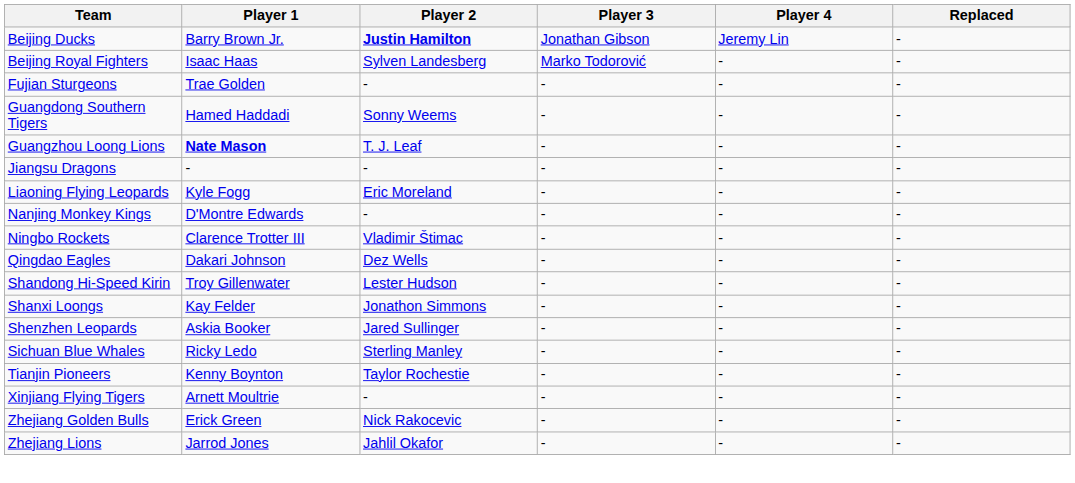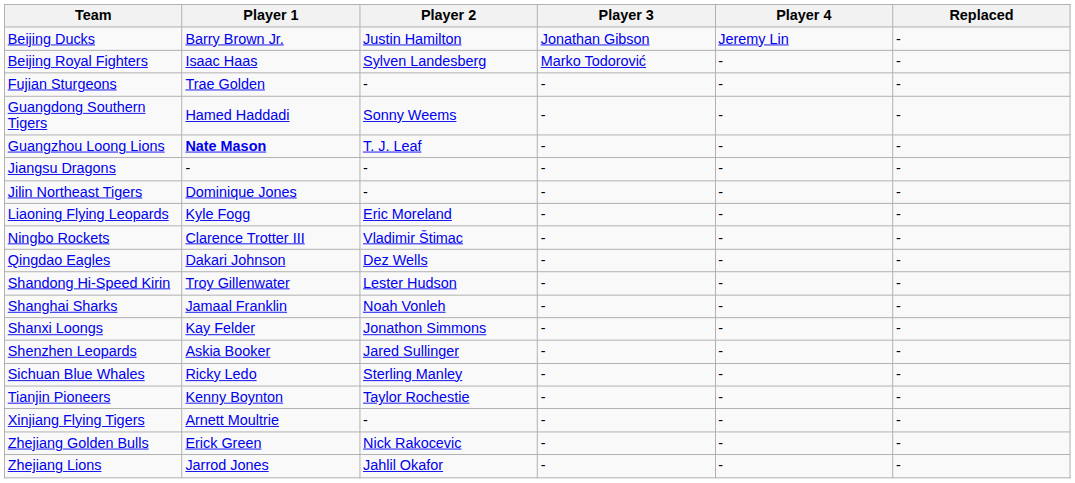(417, 38) bold -> (412, 38) normal
+ row: (75, 191)
- row: (79, 214)
+ row: (63, 306)
